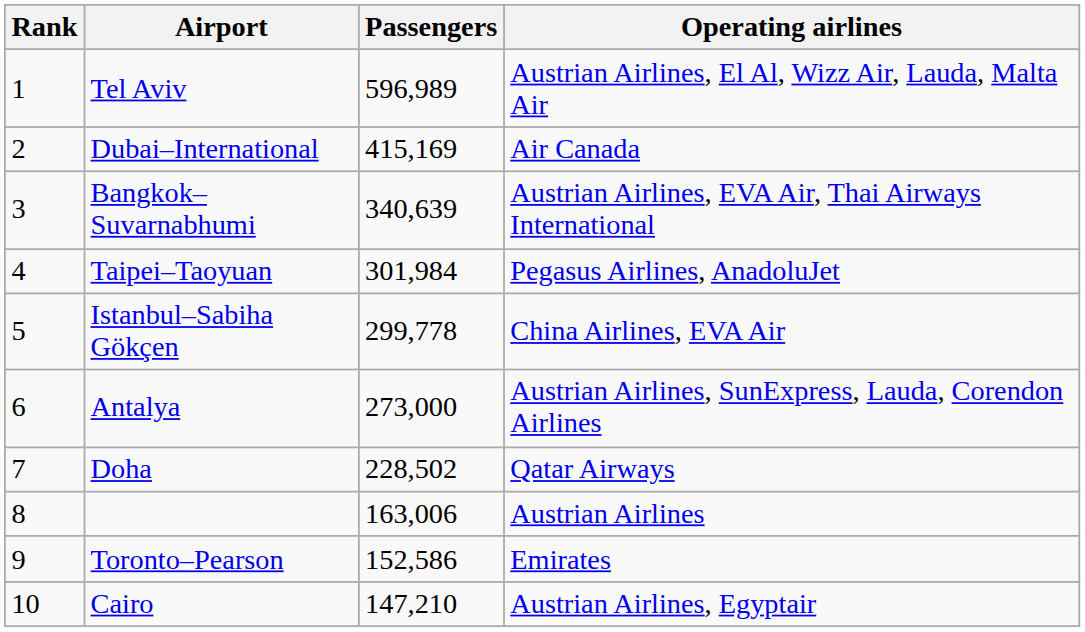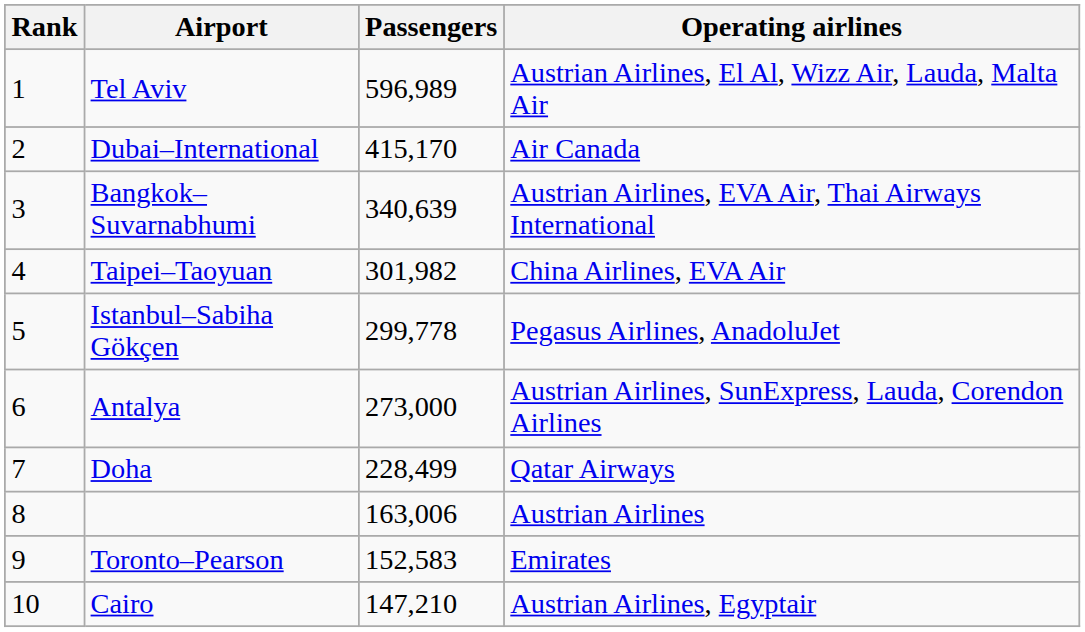(411, 148) 415,169 -> (411, 148) 415,170
(411, 270) 301,984 -> (411, 270) 301,982
(675, 270) Pegasus Airlines, AnadoluJet -> (648, 270) China Airlines, EVA Air
(648, 331) China Airlines, EVA Air -> (675, 331) Pegasus Airlines, AnadoluJet
(411, 468) 228,502 -> (411, 468) 228,499
(411, 558) 152,586 -> (411, 558) 152,583
